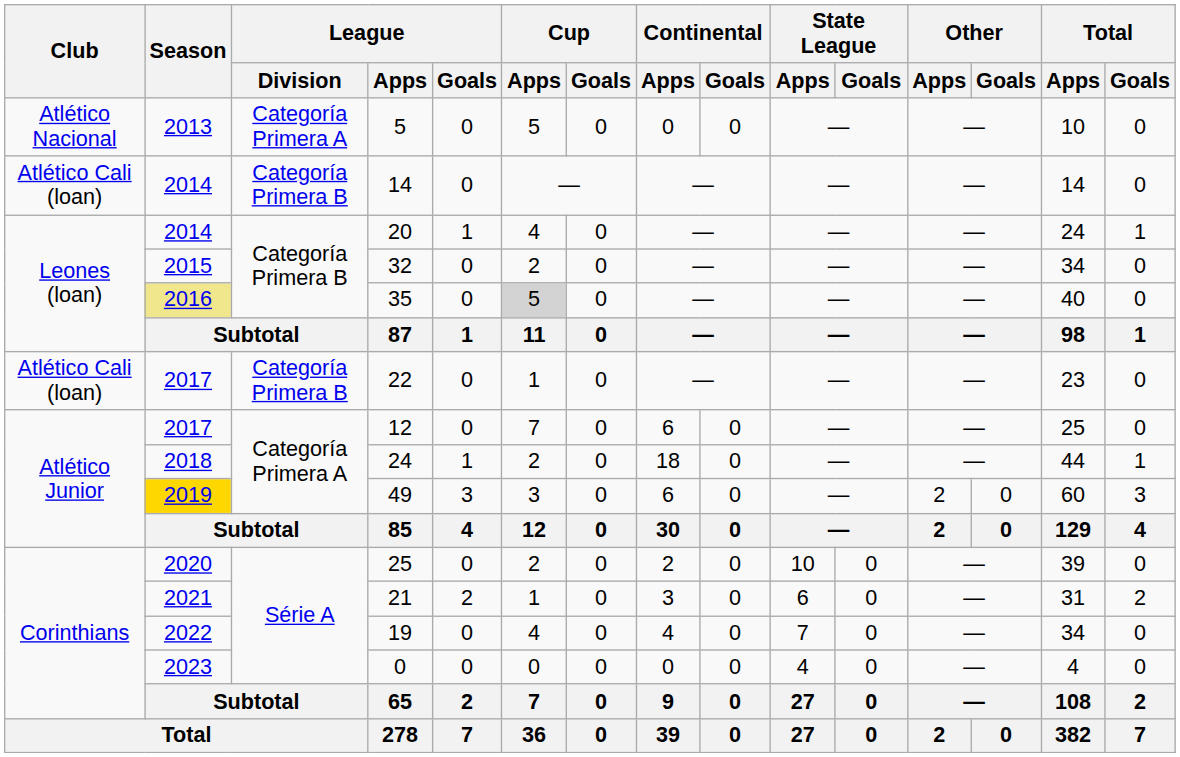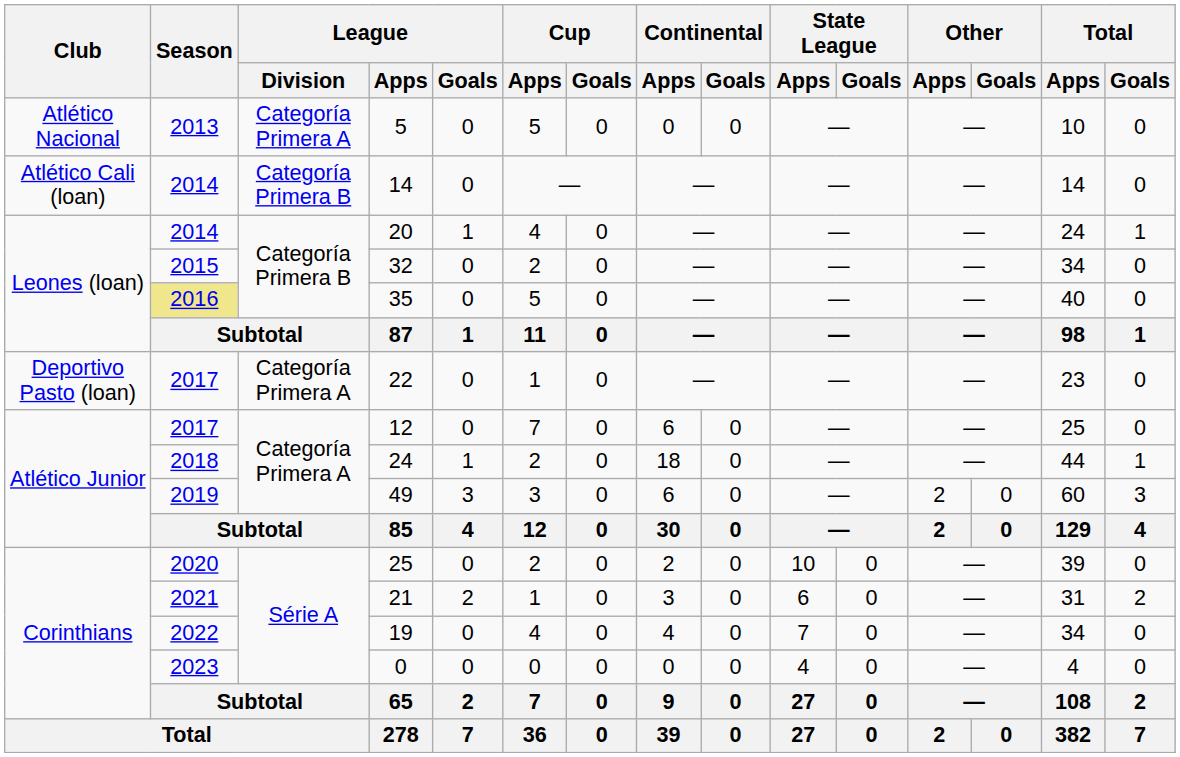(534, 300) lightgrey background -> (535, 300) no background
(75, 380) Atlético Cali (loan) -> (78, 380) Deportivo Pasto (loan)
(300, 380) Categoría Primera B -> (303, 380) Categoría Primera A
(188, 495) gold background -> (194, 495) no background
